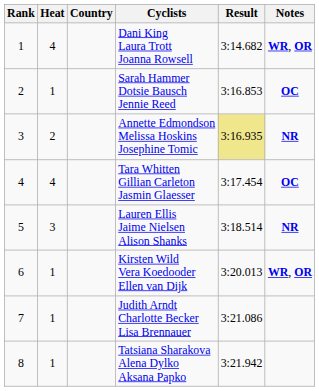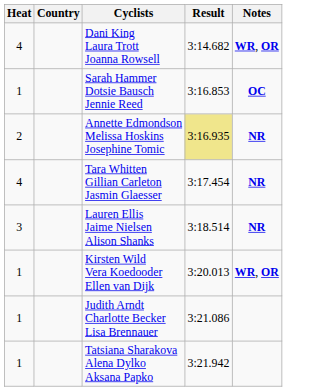- column: (21, 13)
(290, 182) OC -> (257, 182) NR
